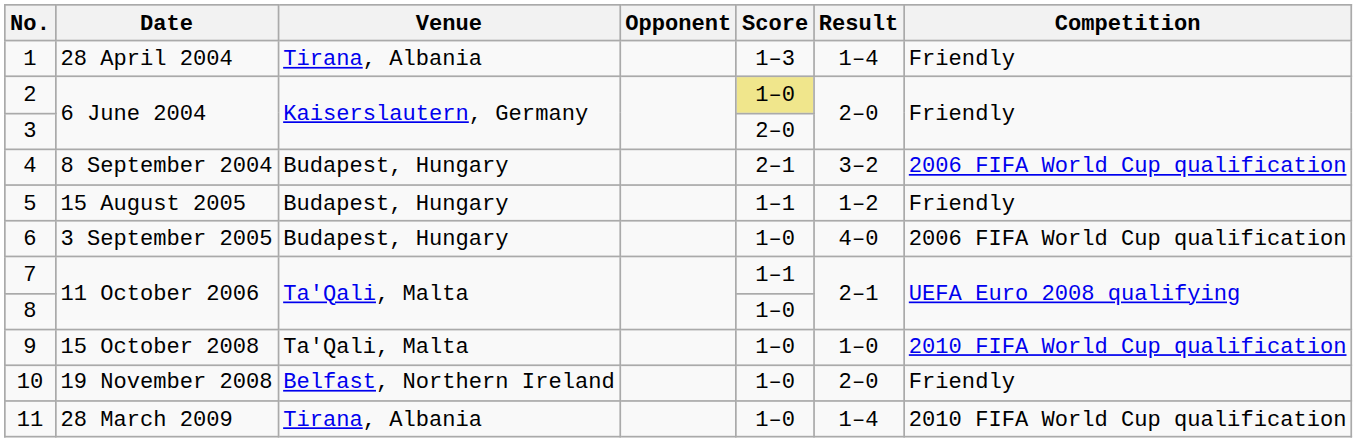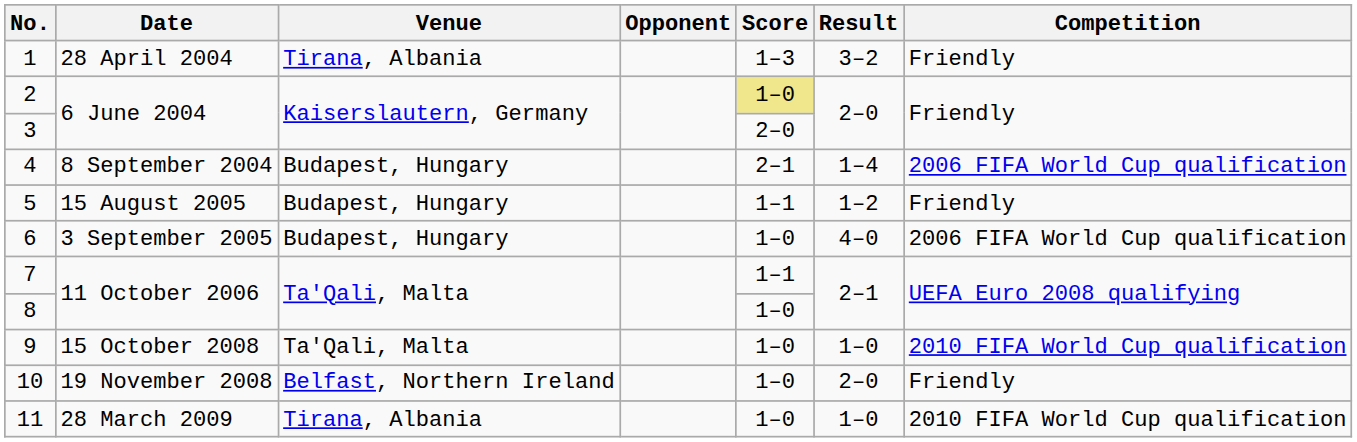(859, 59) 1–4 -> (859, 59) 3–2
(859, 167) 3–2 -> (859, 167) 1–4
(859, 419) 1–4 -> (859, 419) 1–0
